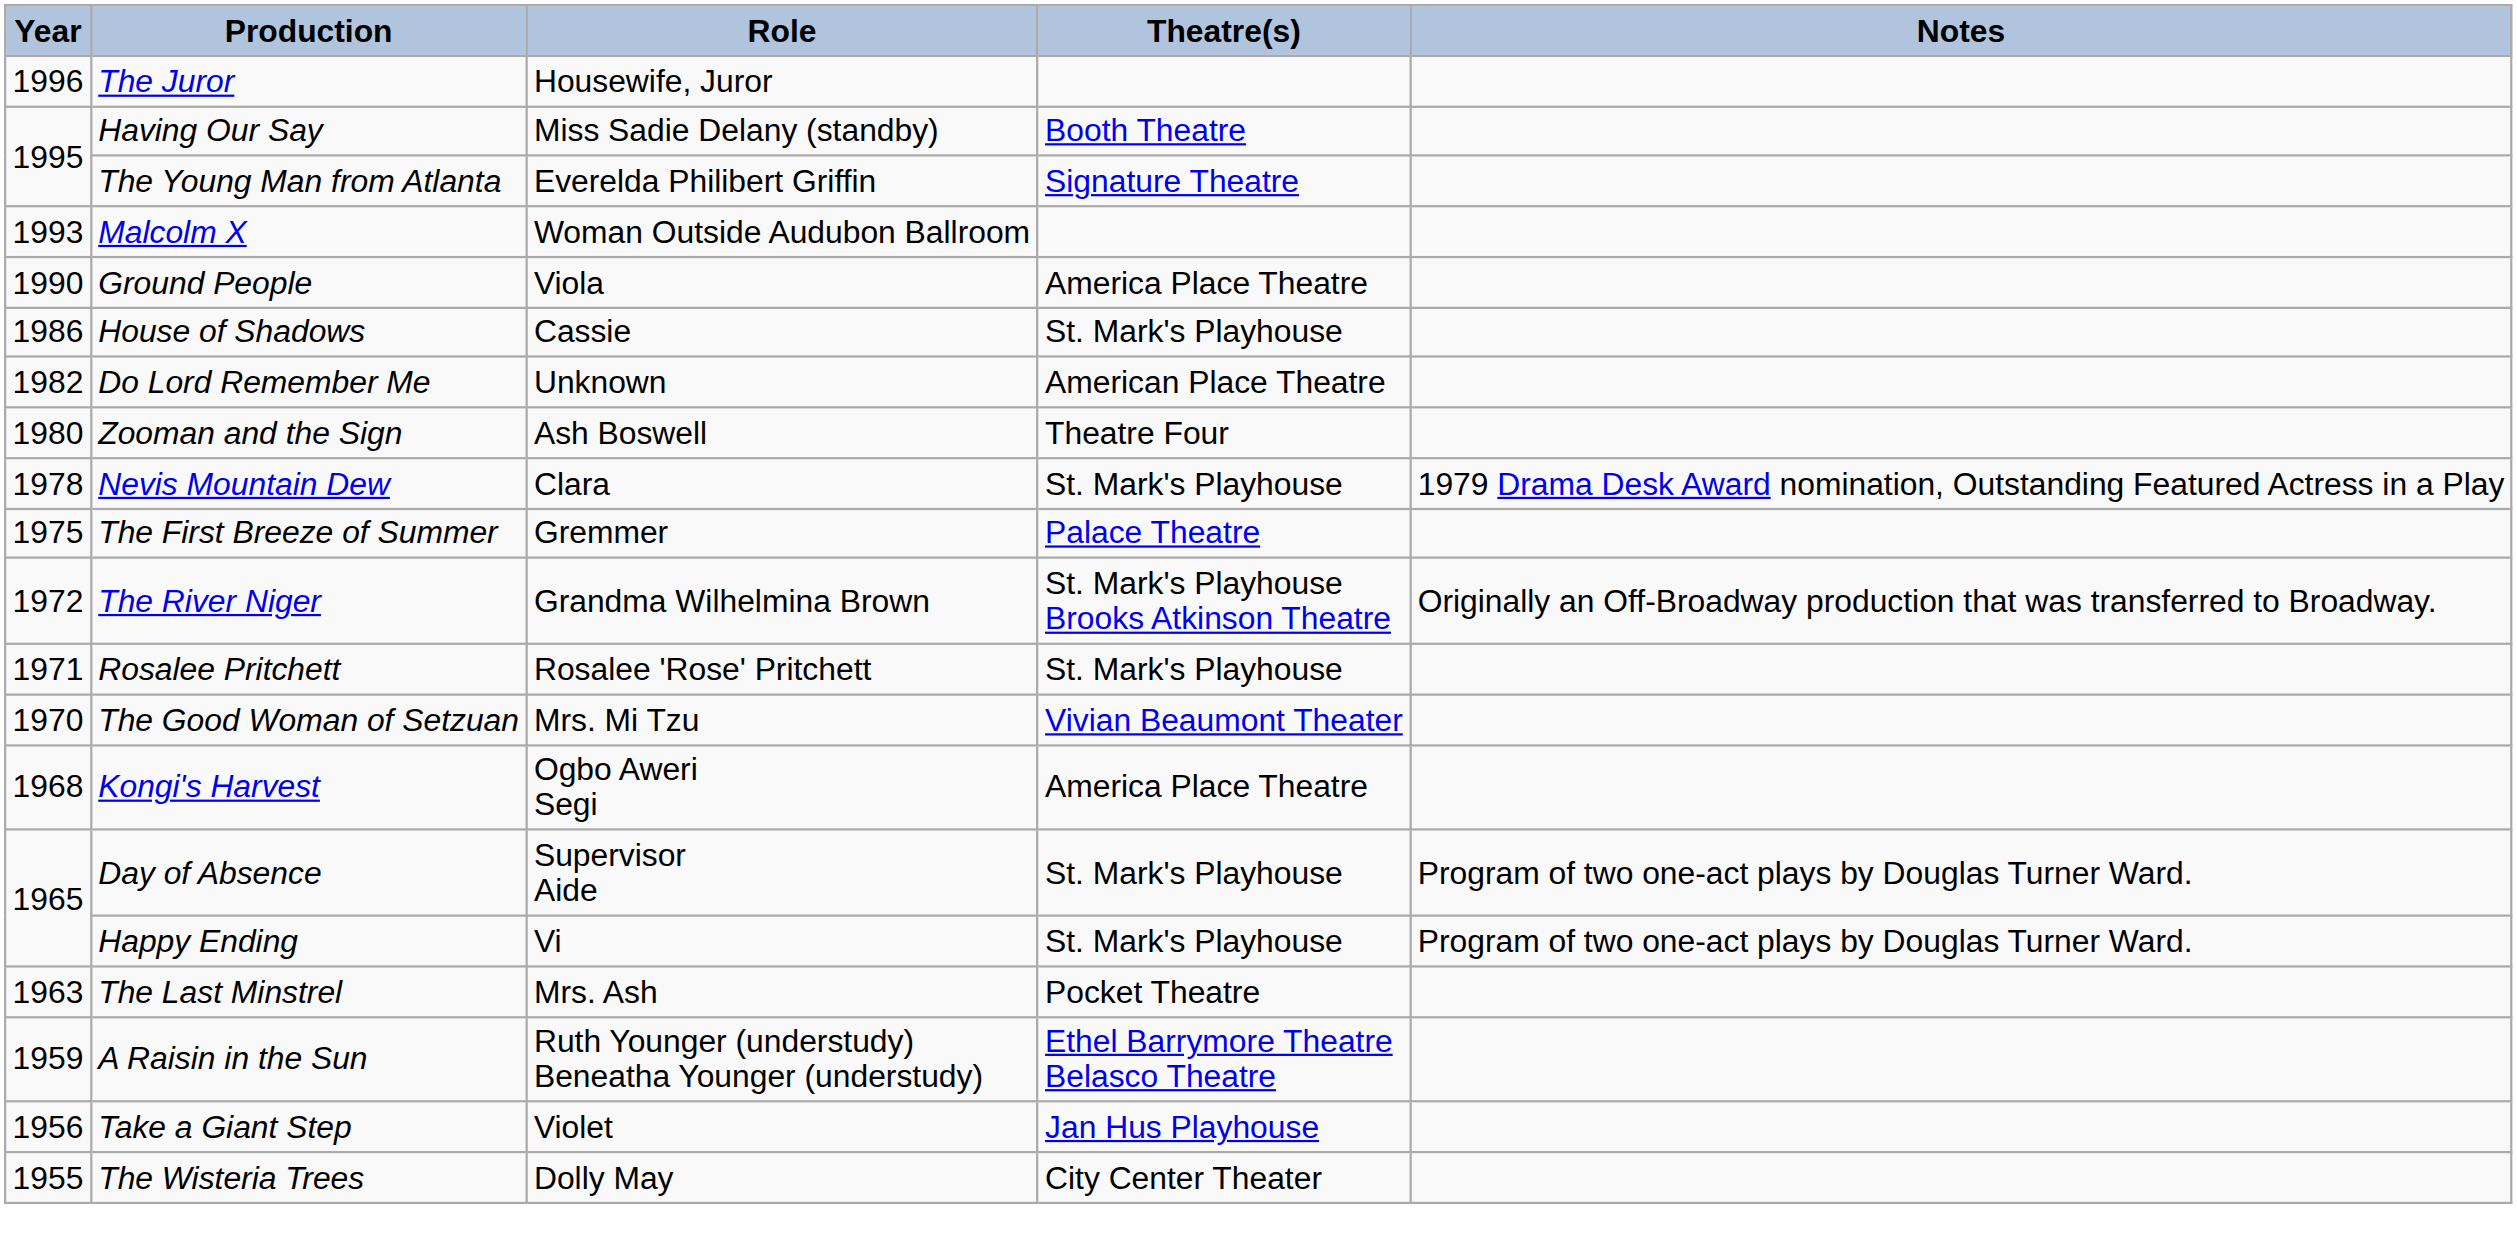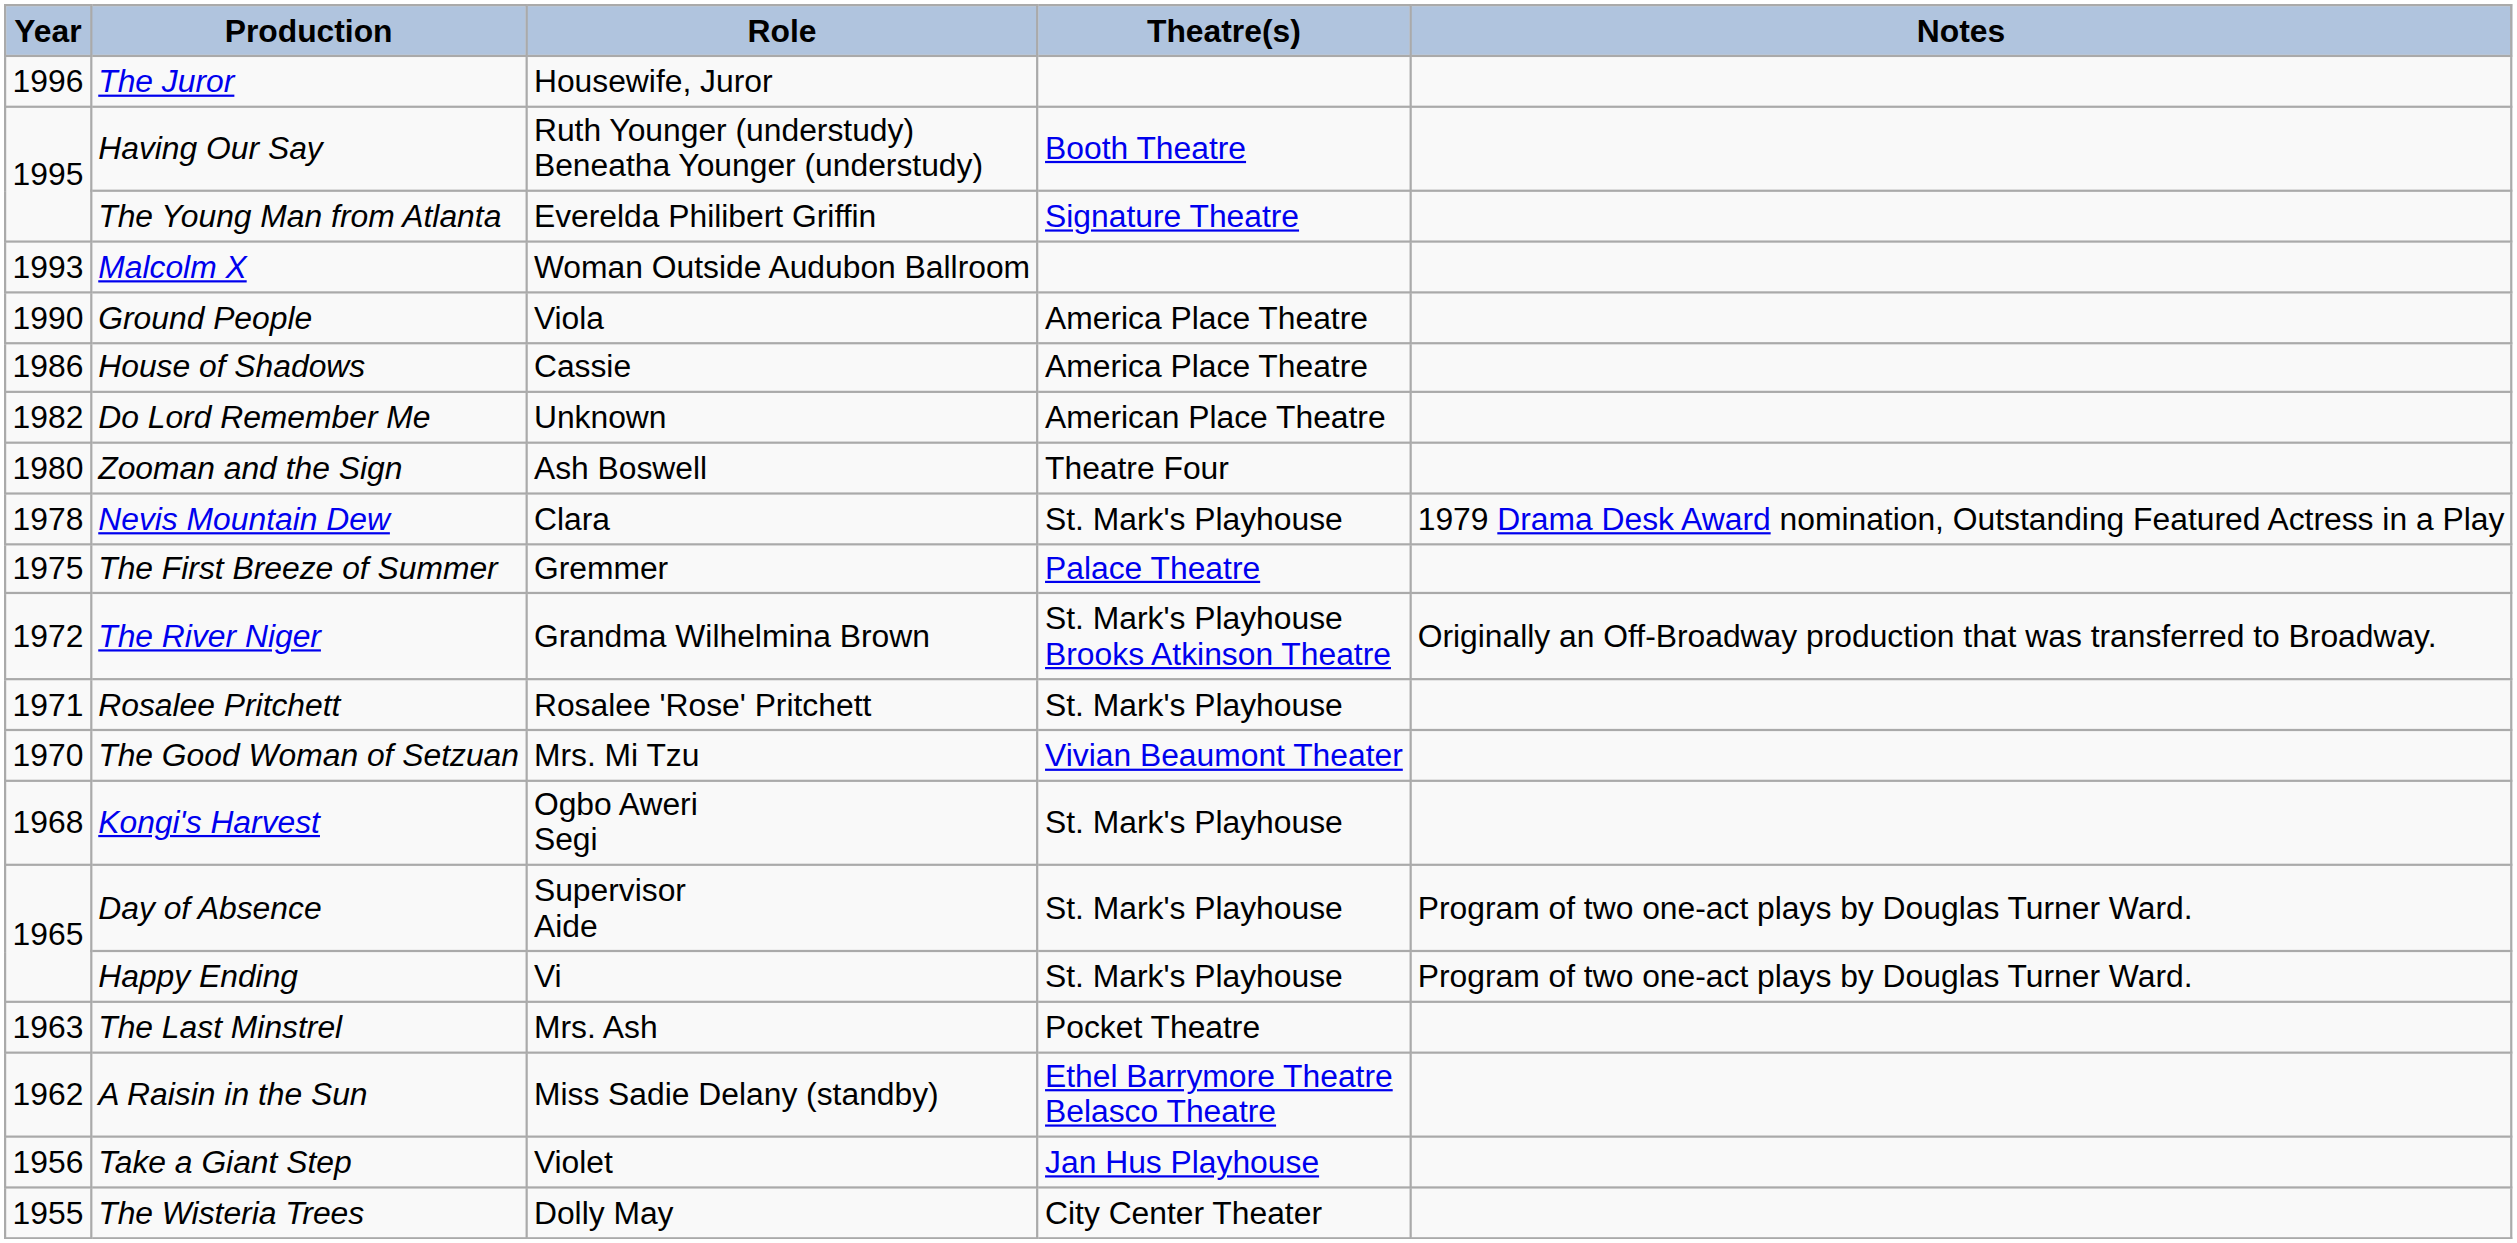(736, 131) Miss Sadie Delany (standby) -> (758, 149) Ruth Younger (understudy) Beneatha Younger (understudy)
(1194, 332) St. Mark's Playhouse -> (1206, 368) America Place Theatre
(1206, 788) America Place Theatre -> (1194, 823) St. Mark's Playhouse
(48, 1059) 1959 -> (48, 1095) 1962
(758, 1059) Ruth Younger (understudy) Beneatha Younger (understudy) -> (736, 1095) Miss Sadie Delany (standby)
